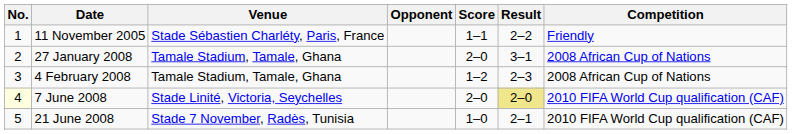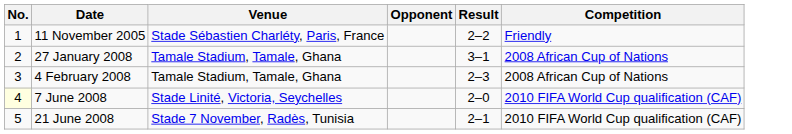- column: (477, 14)
(521, 98) khaki background -> (479, 98) no background
